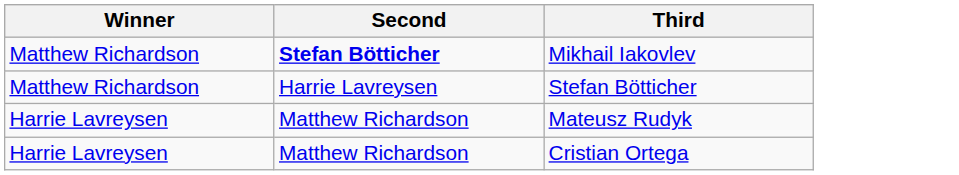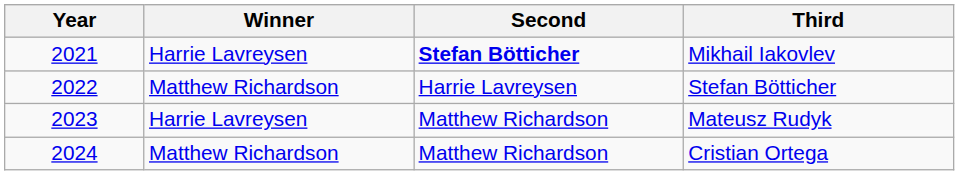+ column: (74, 20)
(104, 53) Matthew Richardson -> (228, 53) Harrie Lavreysen
(89, 152) Harrie Lavreysen -> (244, 152) Matthew Richardson
